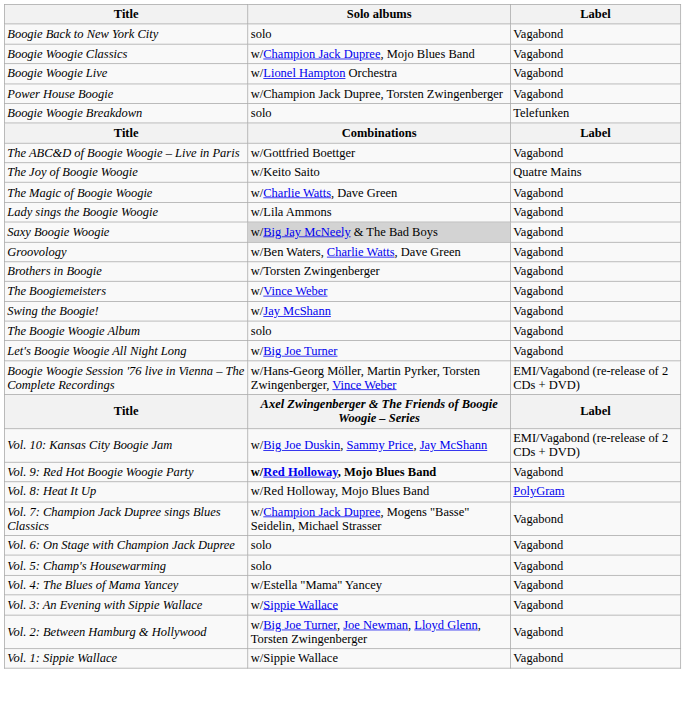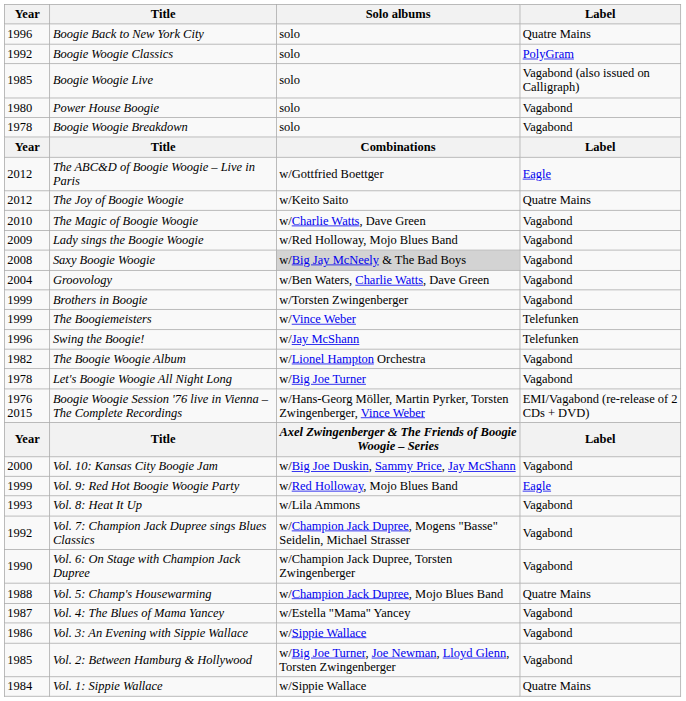+ column: (27, 14)
(538, 34) Vagabond -> (557, 34) Quatre Mains
(363, 53) w/Champion Jack Dupree, Mojo Blues Band -> (290, 53) solo
(538, 53) Vagabond -> (548, 53) PolyGram
(324, 73) w/Lionel Hampton Orchestra -> (290, 80) solo
(538, 73) Vagabond -> (586, 80) Vagabond (also issued on Calligraph)
(377, 93) w/Champion Jack Dupree, Torsten Zwingenberger -> (290, 107) solo
(541, 113) Telefunken -> (548, 127) Vagabond
(538, 152) Vagabond -> (537, 174) Eagle
(291, 212) w/Lila Ammons -> (368, 240) w/Red Holloway, Mojo Blues Band
(538, 291) Vagabond -> (551, 319) Telefunken
(538, 311) Vagabond -> (551, 339) Telefunken
(261, 331) solo -> (352, 359) w/Lionel Hampton Orchestra
(591, 445) EMI/Vagabond (re-release of 2 CDs + DVD) -> (548, 466) Vagabond
(344, 472) bold -> (368, 486) normal
(538, 472) Vagabond -> (537, 486) Eagle
(340, 491) w/Red Holloway, Mojo Blues Band -> (320, 505) w/Lila Ammons
(539, 491) PolyGram -> (548, 505) Vagabond
(261, 545) solo -> (366, 566) w/Champion Jack Dupree, Torsten Zwingenberger
(261, 565) solo -> (391, 593) w/Champion Jack Dupree, Mojo Blues Band
(538, 565) Vagabond -> (557, 593) Quatre Mains
(538, 658) Vagabond -> (557, 686) Quatre Mains
